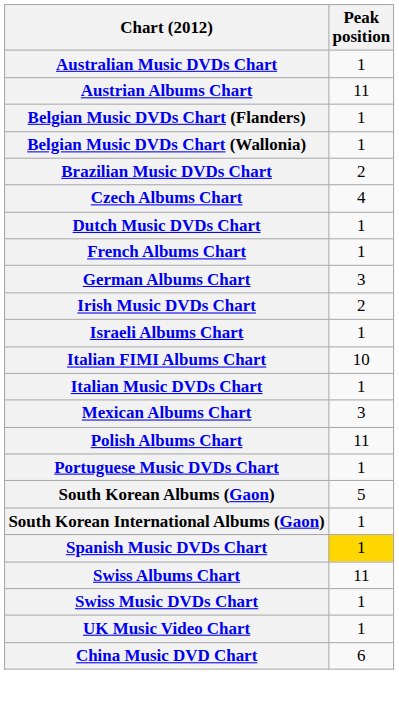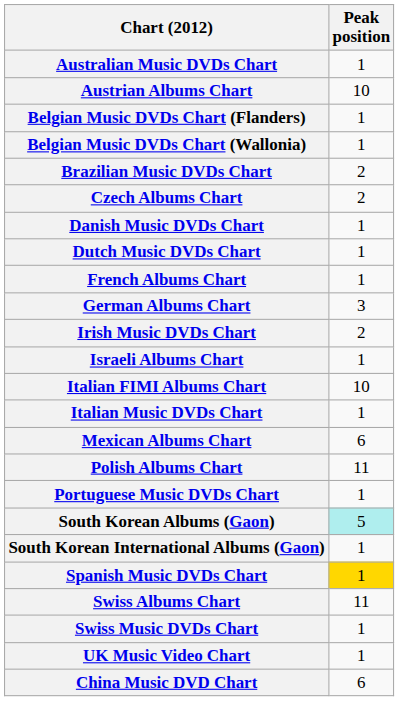(361, 90) 11 -> (361, 90) 10
(361, 198) 4 -> (361, 198) 2
+ row: (167, 225)
(361, 413) 3 -> (361, 440) 6
(361, 494) no background -> (361, 521) paleturquoise background
